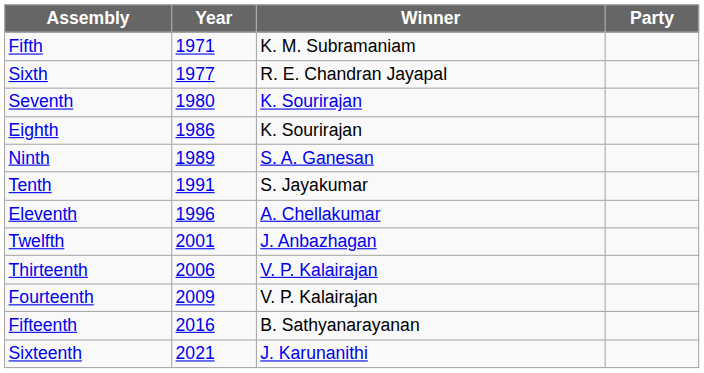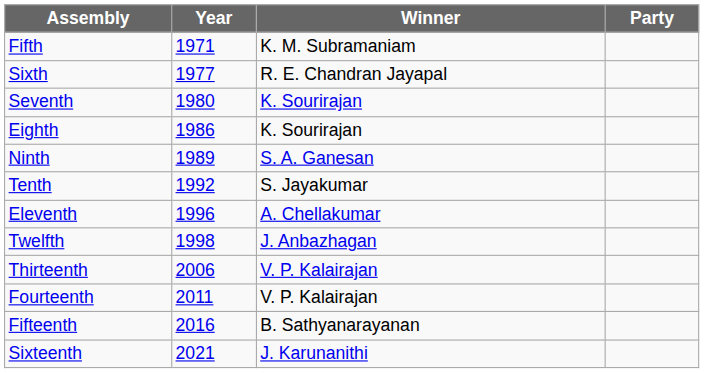(195, 185) 1991 -> (195, 185) 1992
(195, 241) 2001 -> (195, 241) 1998
(195, 297) 2009 -> (194, 297) 2011
